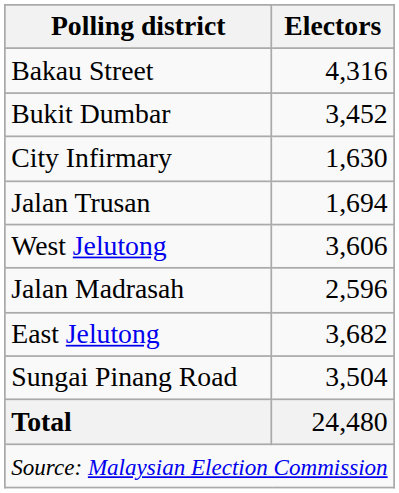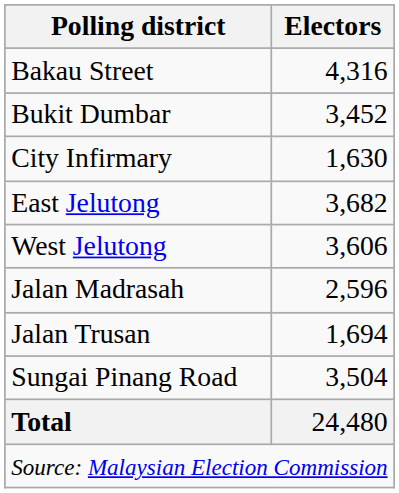rows swapped: (85, 333) <-> (81, 202)
